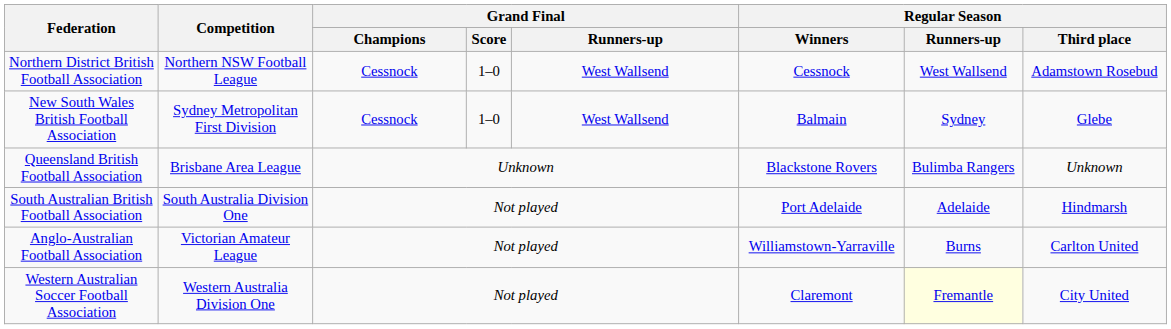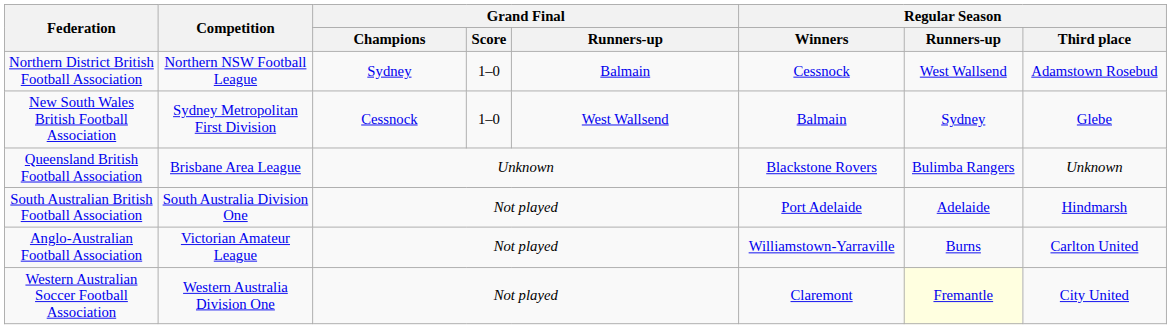(389, 71) Cessnock -> (389, 71) Sydney
(625, 71) West Wallsend -> (625, 71) Balmain
